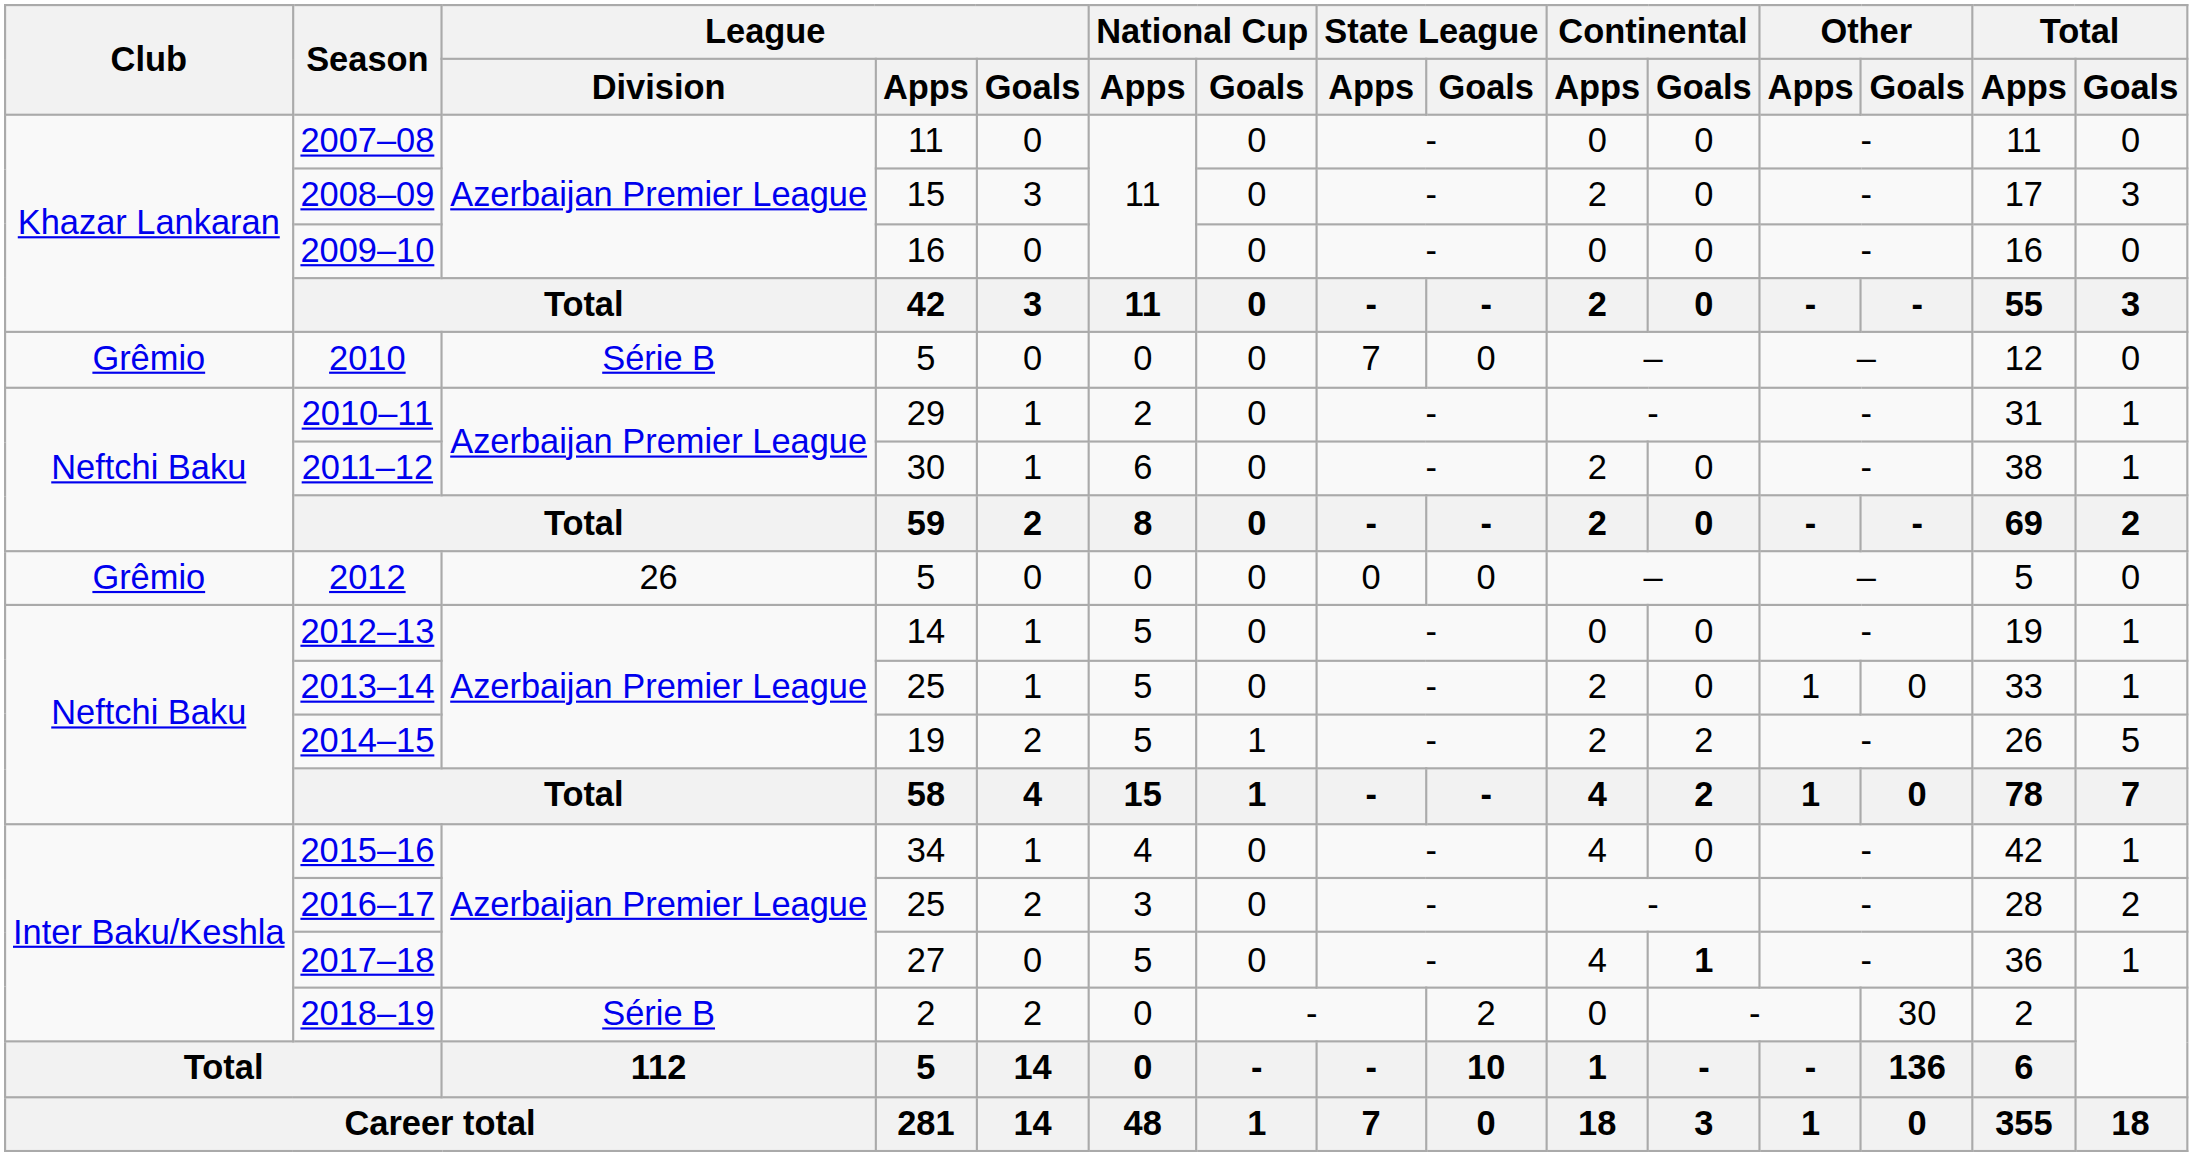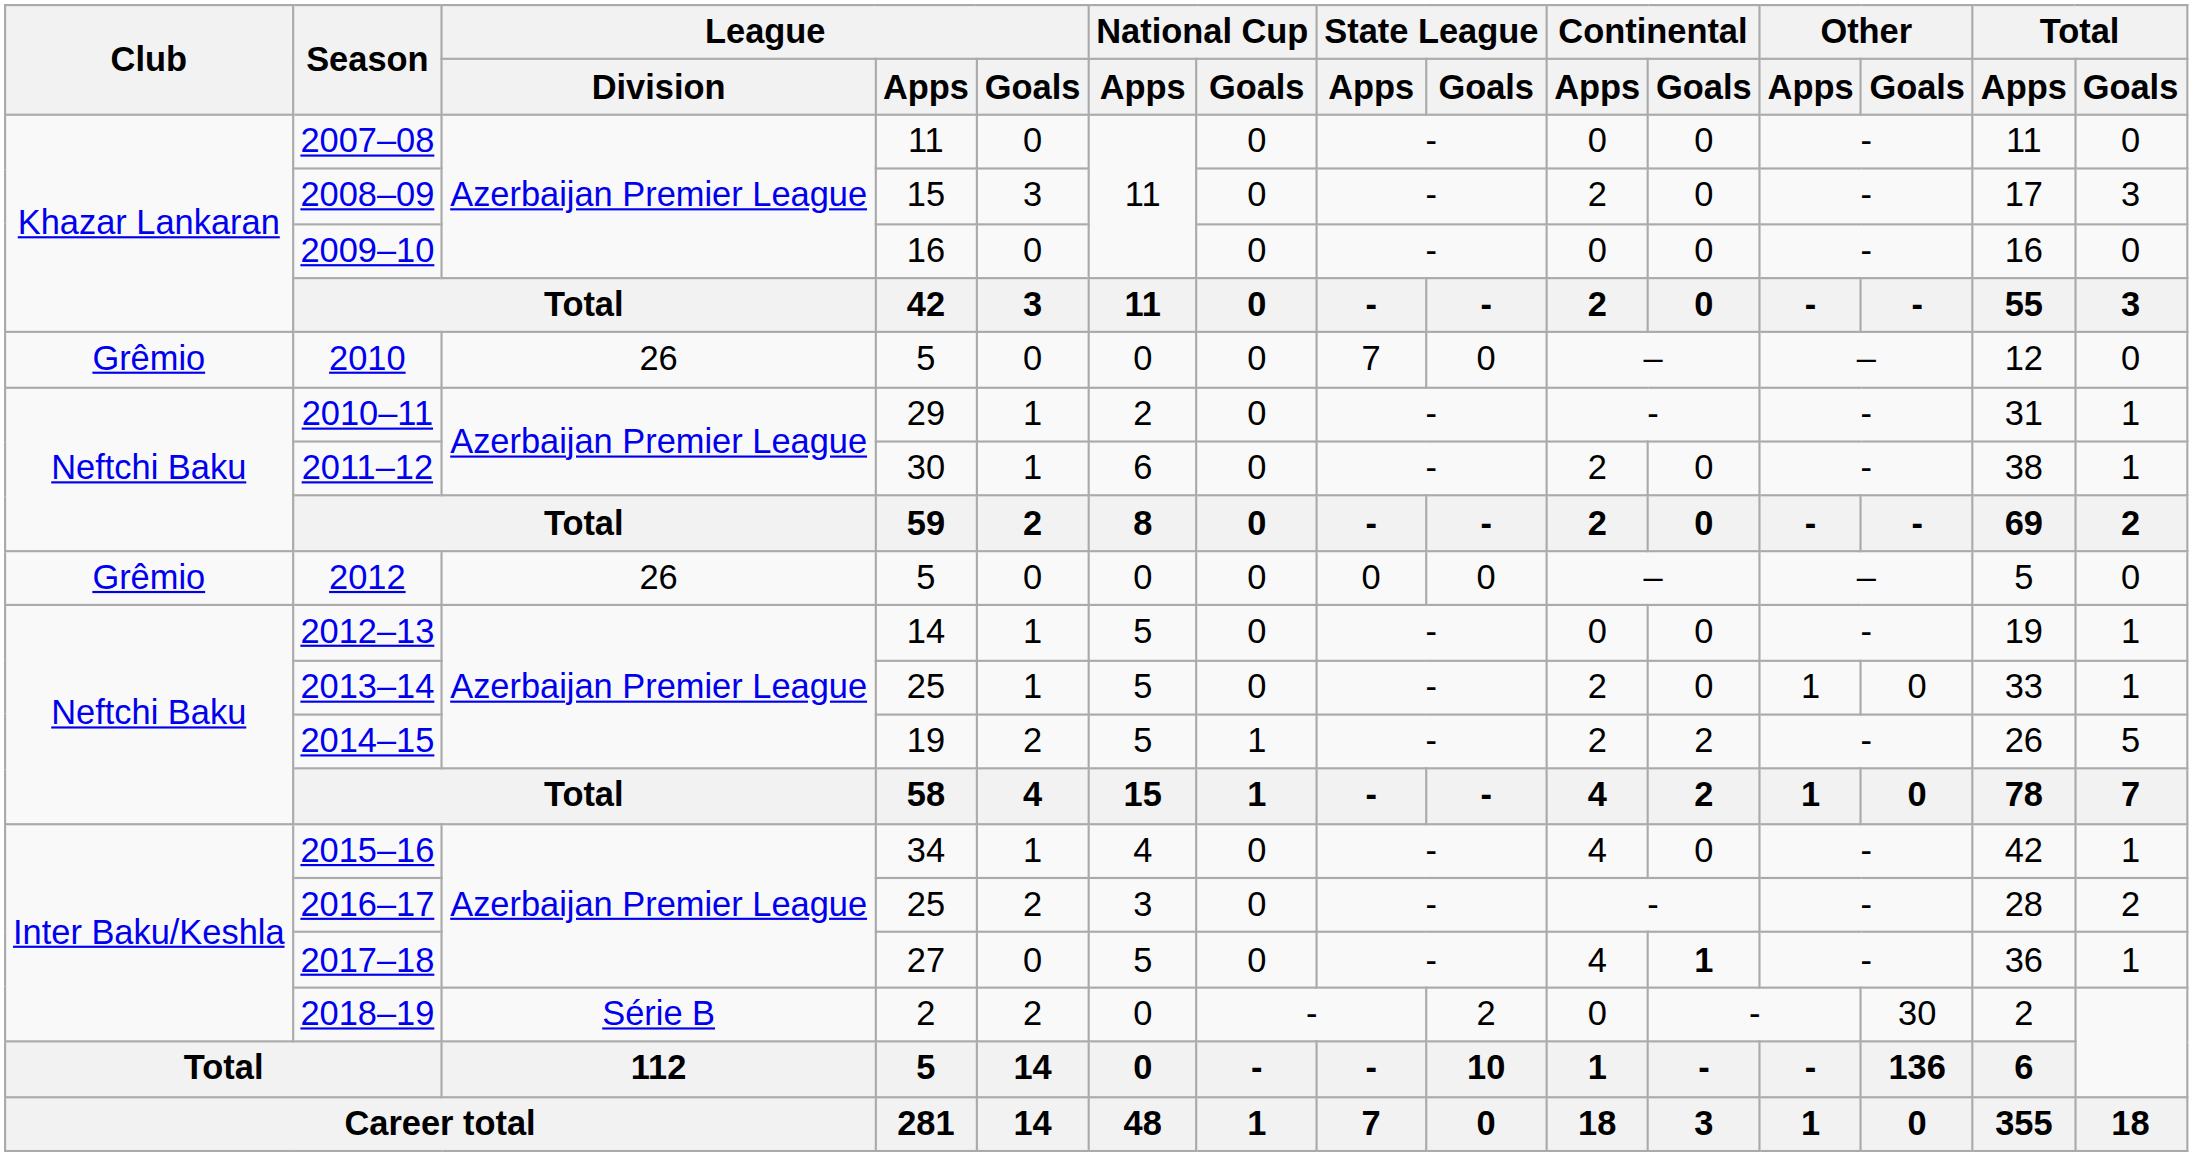(659, 359) Série B -> (659, 359) 26
